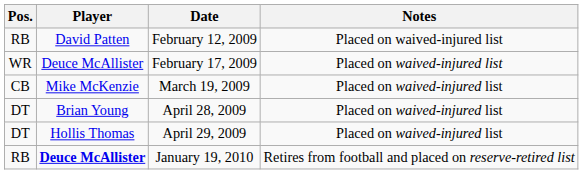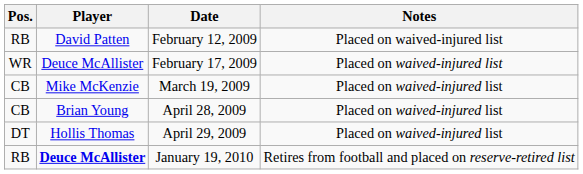(20, 110) DT -> (20, 110) CB
